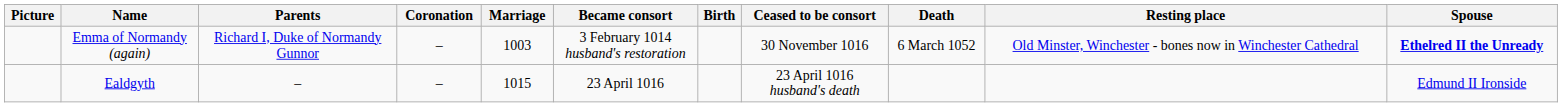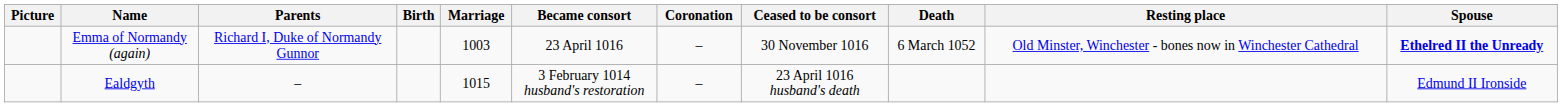columns swapped: (719, 15) <-> (439, 15)
(625, 45) 3 February 1014 husband's restoration -> (584, 45) 23 April 1016
(625, 83) 23 April 1016 -> (584, 83) 3 February 1014 husband's restoration
